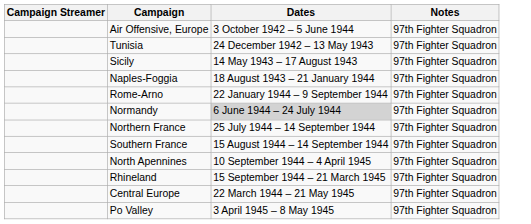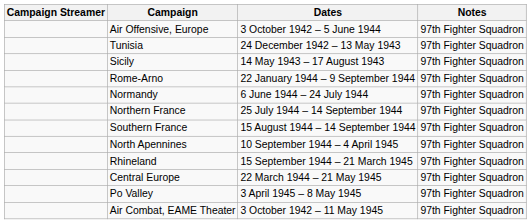- row: (144, 78)
(277, 111) lightgrey background -> (304, 95) no background
+ row: (173, 210)
